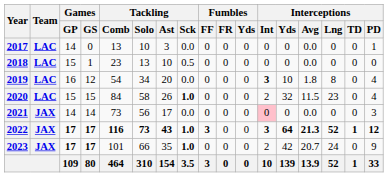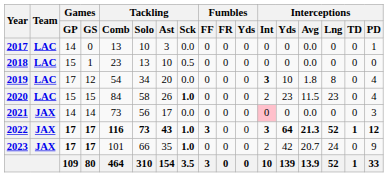(70, 79) 16 -> (70, 79) 17
(287, 96) 32 -> (287, 96) 23
